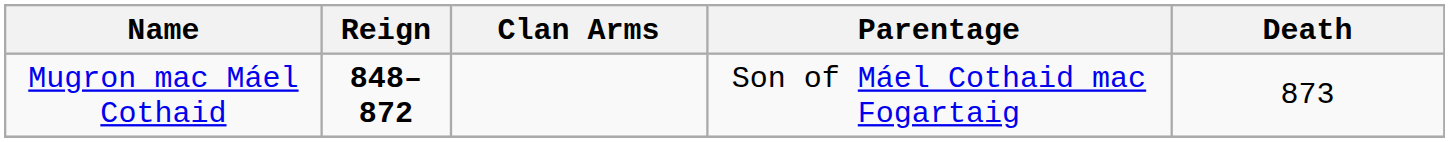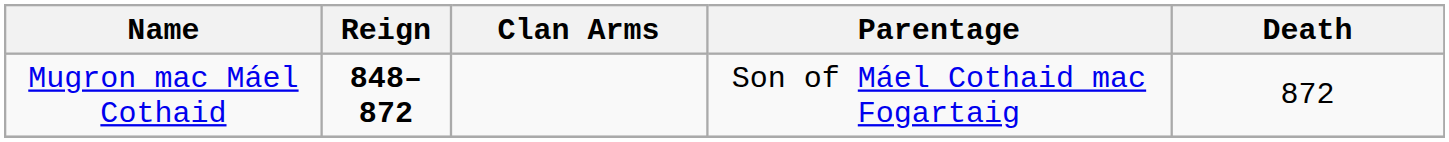(1308, 96) 873 -> (1308, 96) 872
